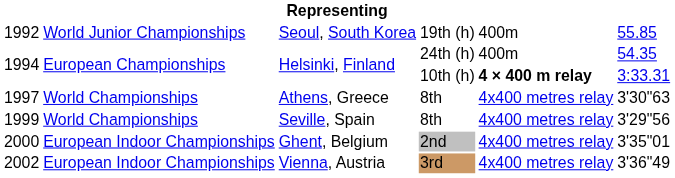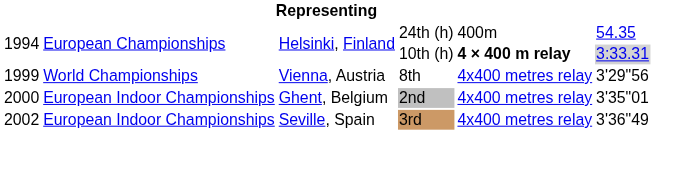- row: (22, 32)
(644, 76) no background -> (623, 54) lightgrey background
- row: (22, 98)
(327, 119) Seville, Spain -> (332, 76) Vienna, Austria
(332, 163) Vienna, Austria -> (327, 119) Seville, Spain
